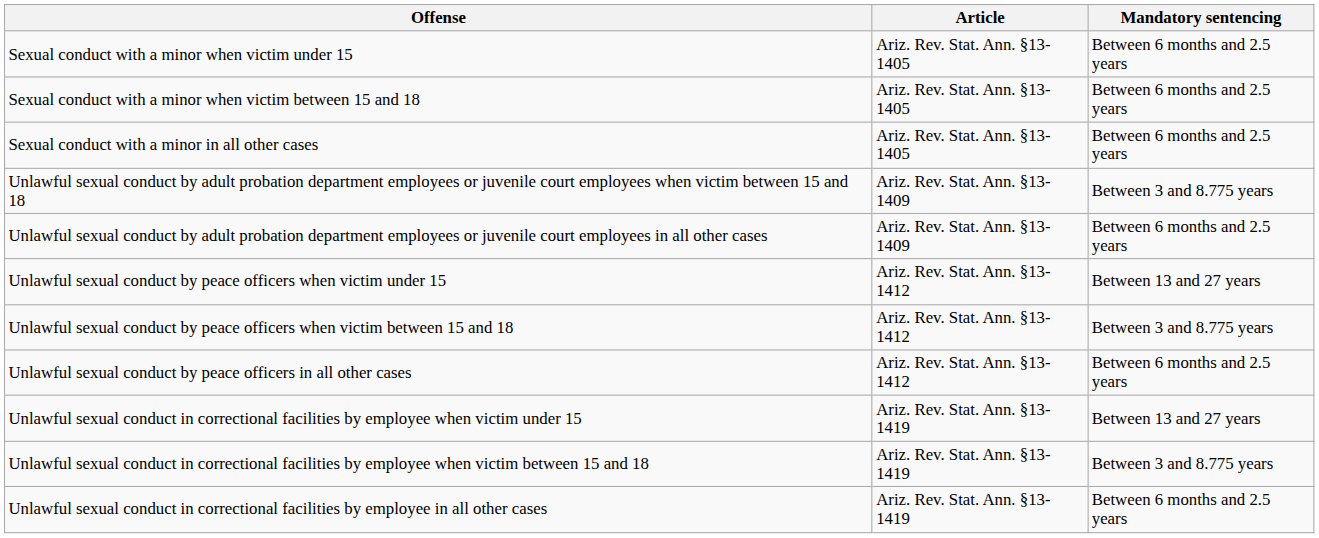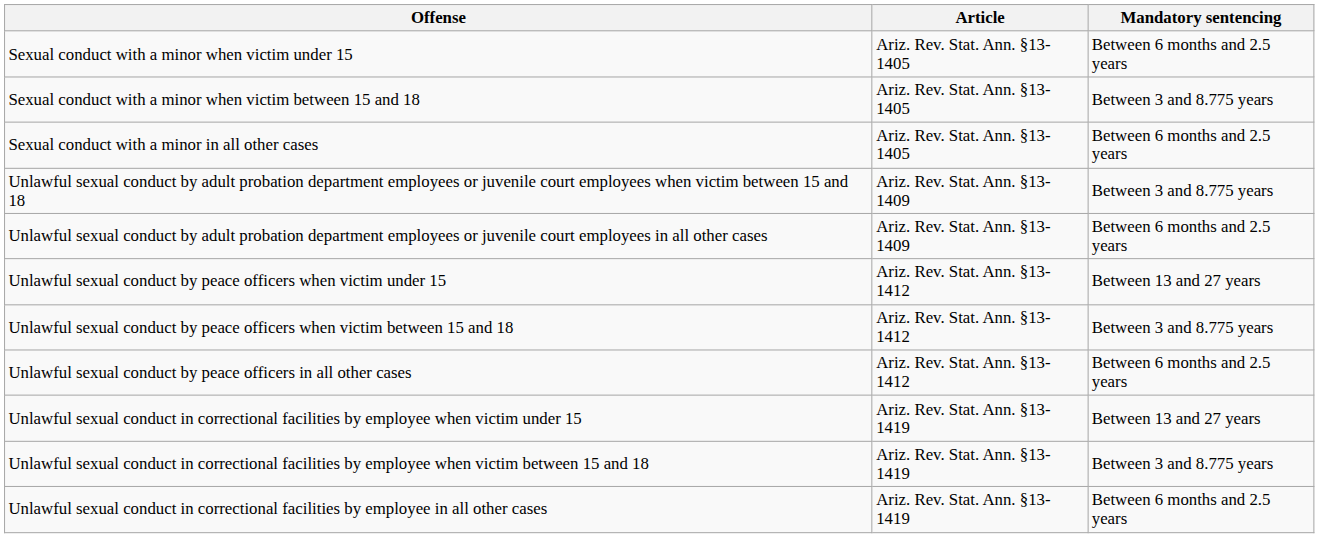(1181, 99) Between 6 months and 2.5 years -> (1182, 99) Between 3 and 8.775 years
